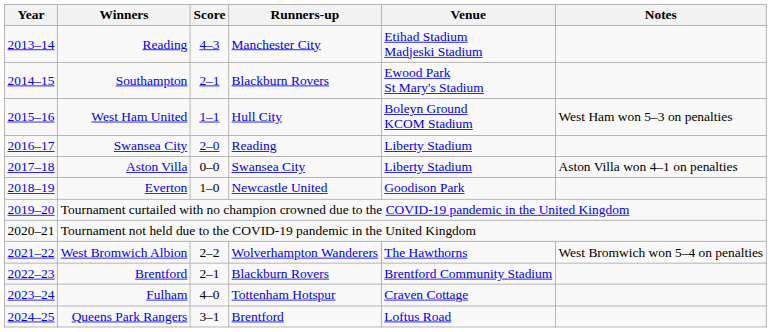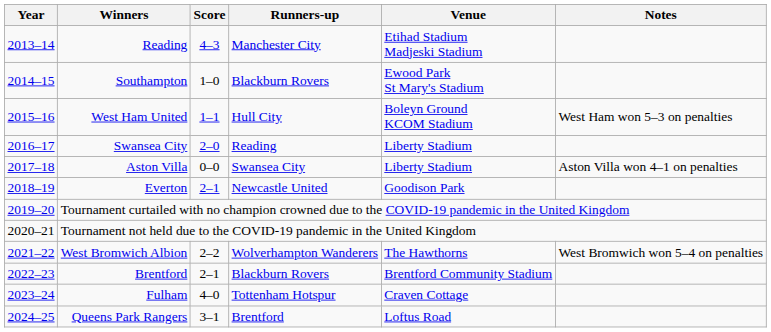(209, 80) 2–1 -> (209, 80) 1–0
(209, 188) 1–0 -> (209, 188) 2–1
